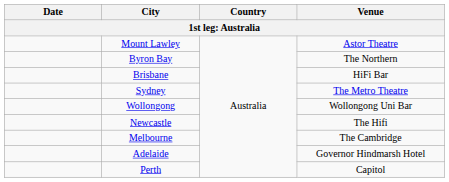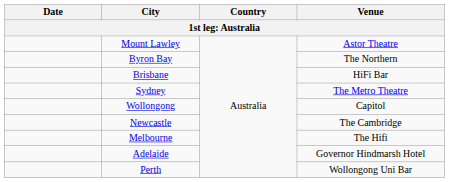(371, 106) Wollongong Uni Bar -> (371, 106) Capitol
(371, 122) The Hifi -> (371, 122) The Cambridge
(371, 138) The Cambridge -> (371, 138) The Hifi
(371, 169) Capitol -> (371, 169) Wollongong Uni Bar
